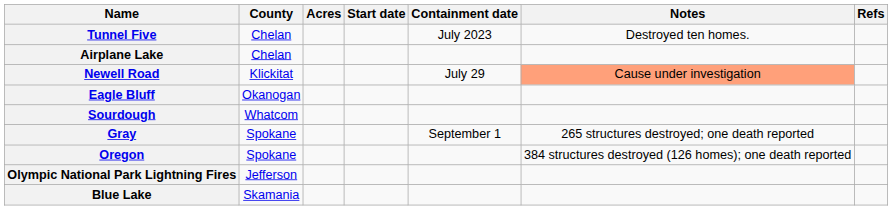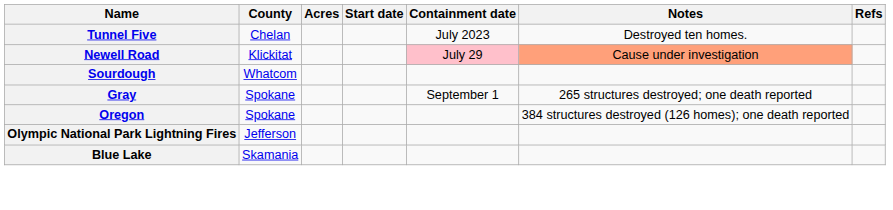- row: (122, 54)
(465, 74) no background -> (463, 54) pink background
- row: (122, 94)
